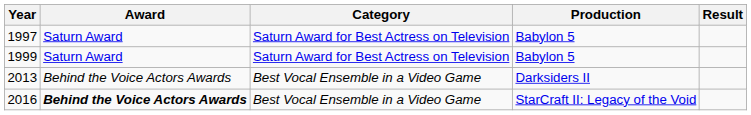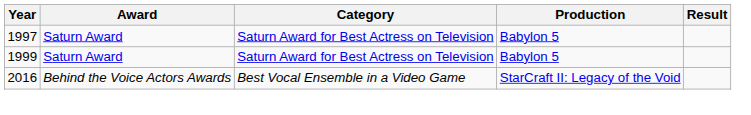- row: (22, 78)
(145, 99) bold -> (137, 78) normal
